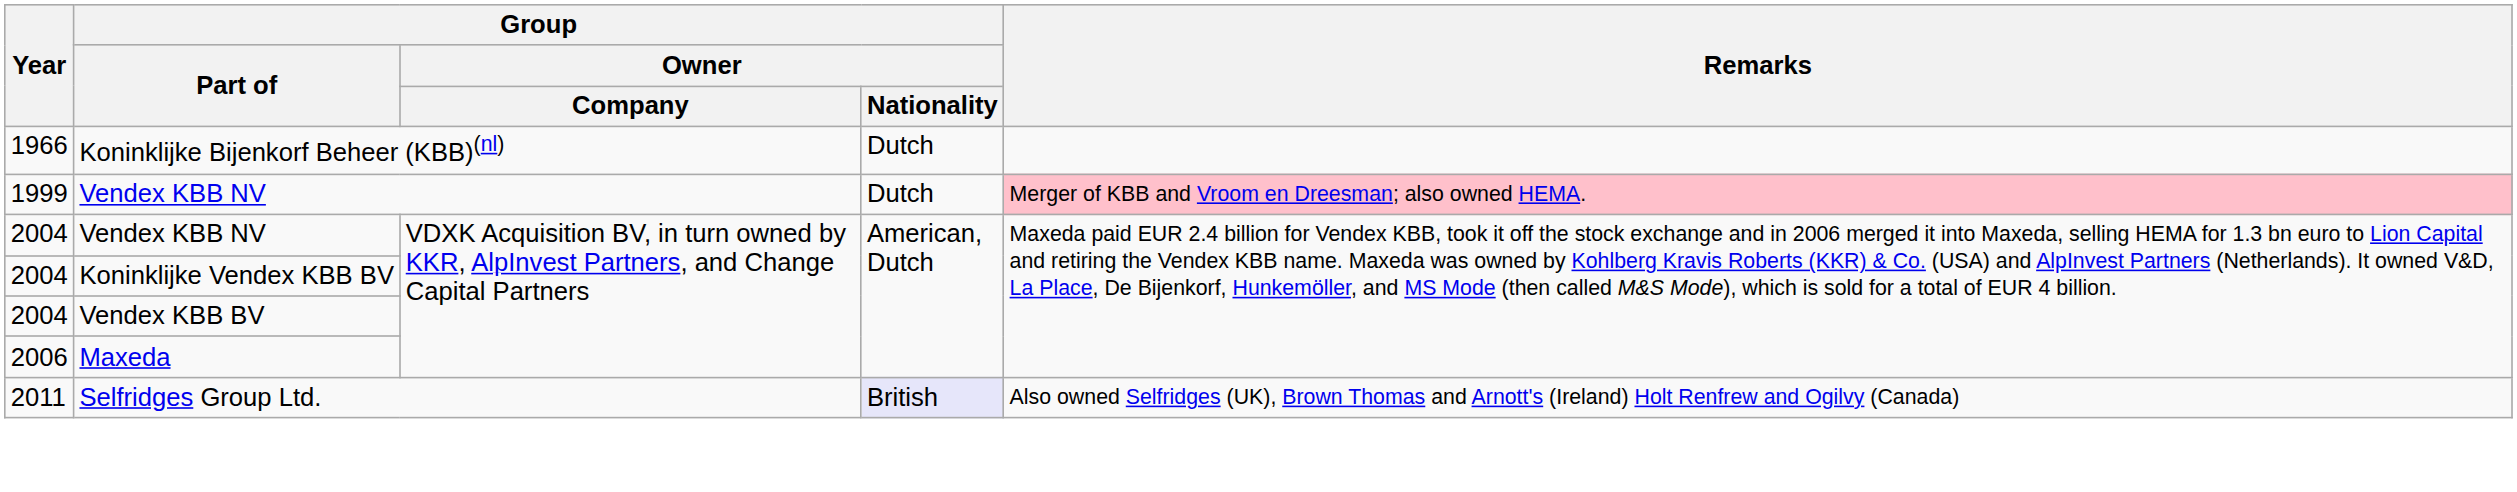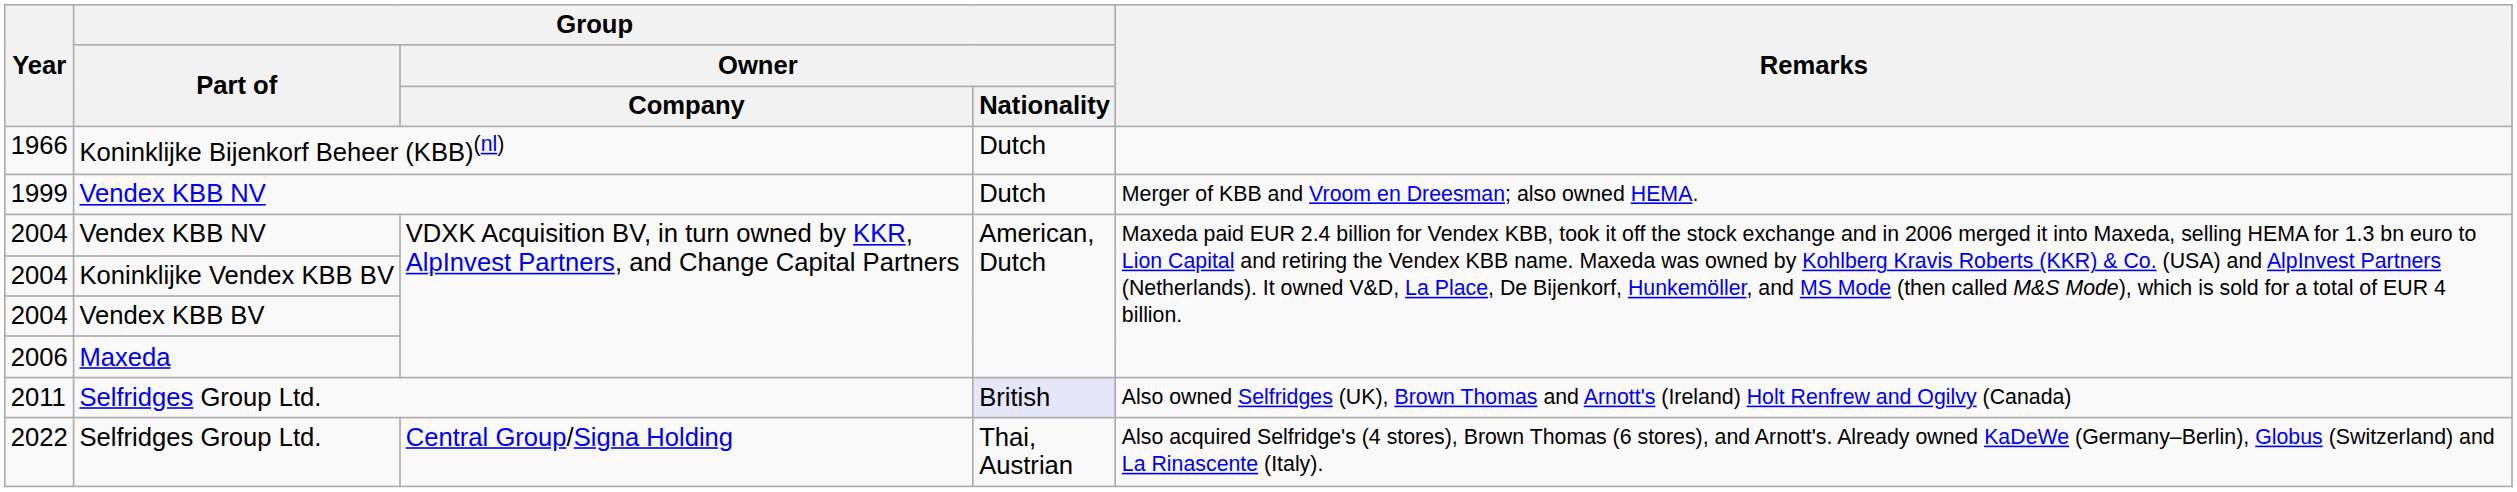(1298, 194) pink background -> (1410, 194) no background
+ row: (39, 437)
